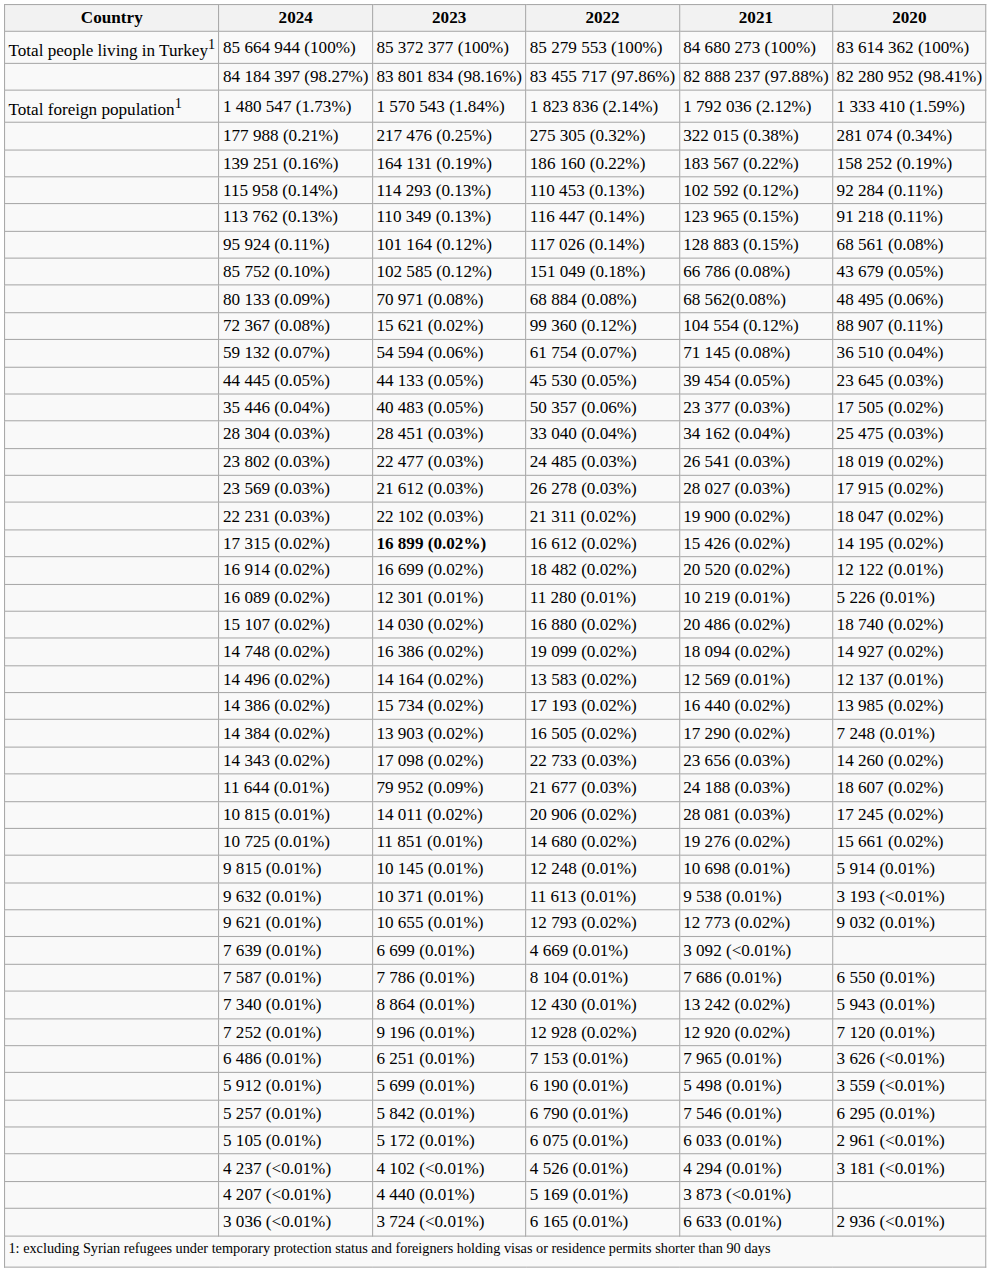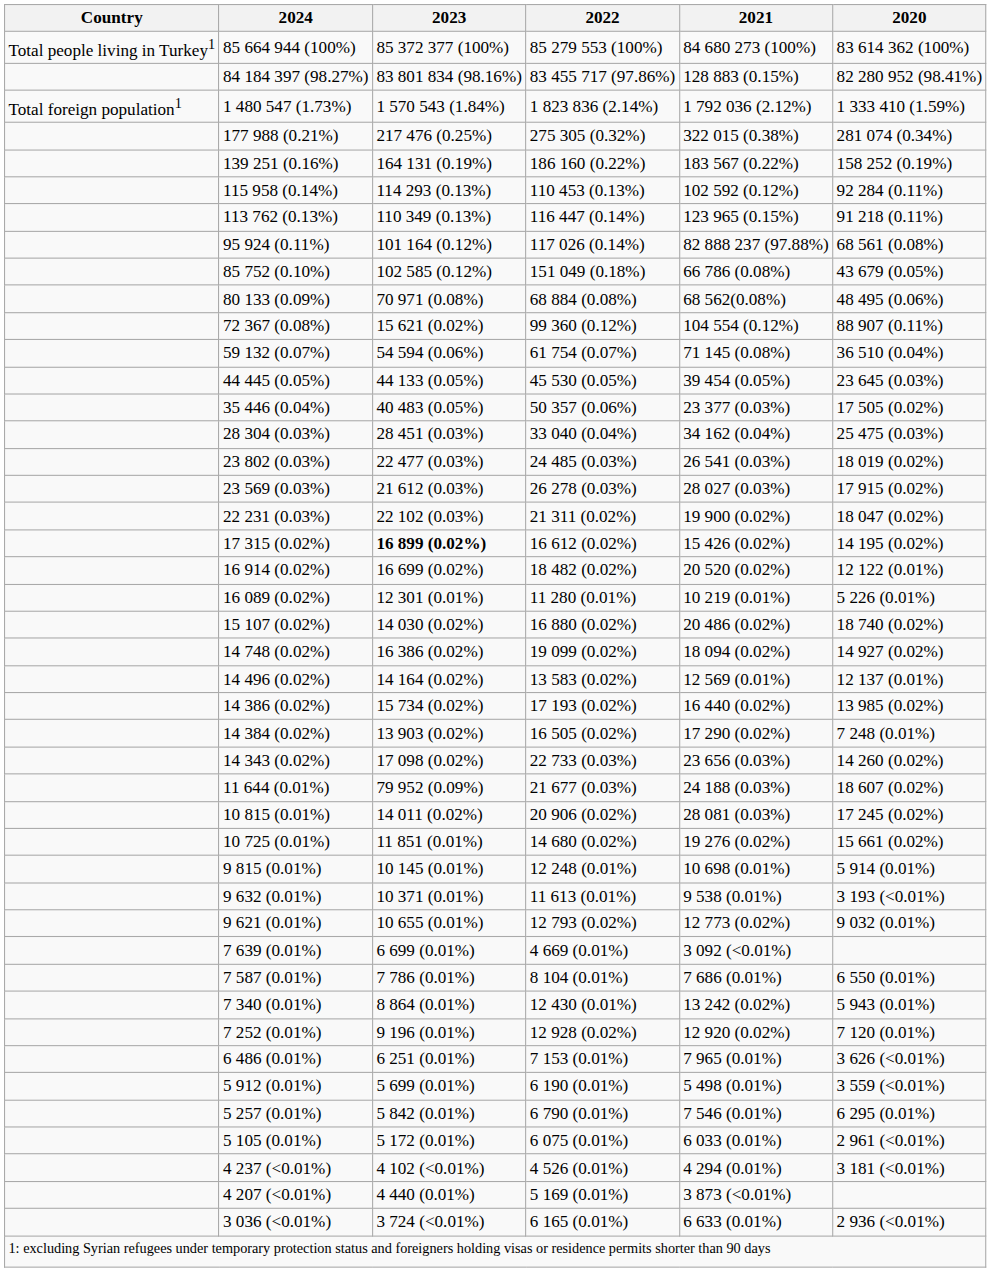(756, 77) 82 888 237 (97.88%) -> (741, 77) 128 883 (0.15%)
(741, 244) 128 883 (0.15%) -> (756, 244) 82 888 237 (97.88%)
